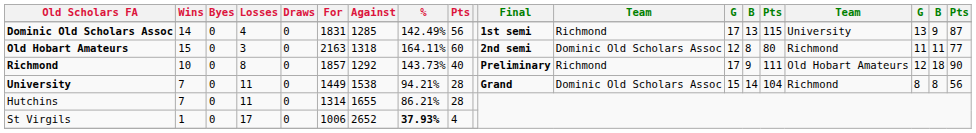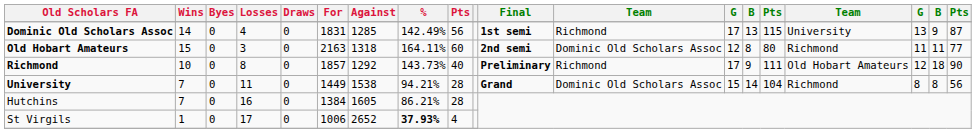(246, 102) 11 -> (246, 102) 16
(333, 102) 1314 -> (333, 102) 1384
(364, 102) 1655 -> (364, 102) 1605
